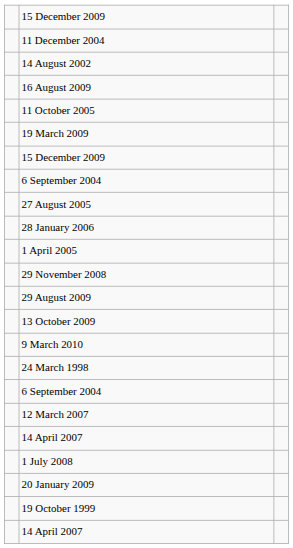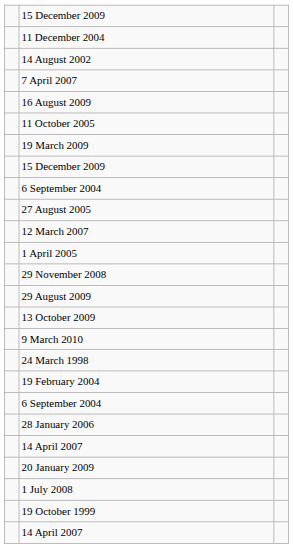+ row: (12, 81)
rows swapped: (12, 228) <-> (12, 415)
+ row: (12, 382)
rows swapped: (12, 462) <-> (12, 485)
